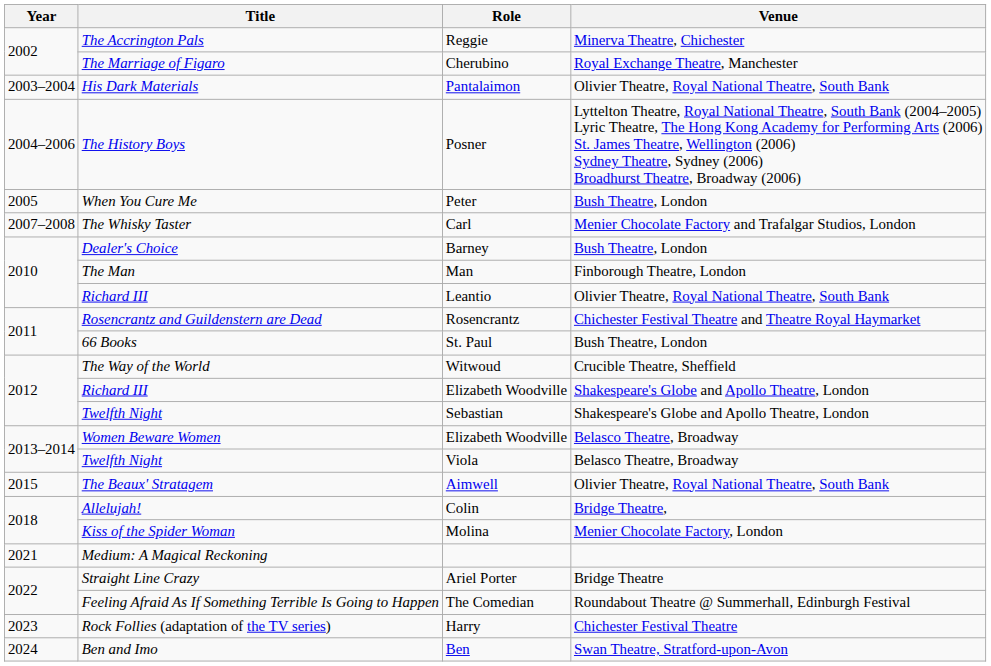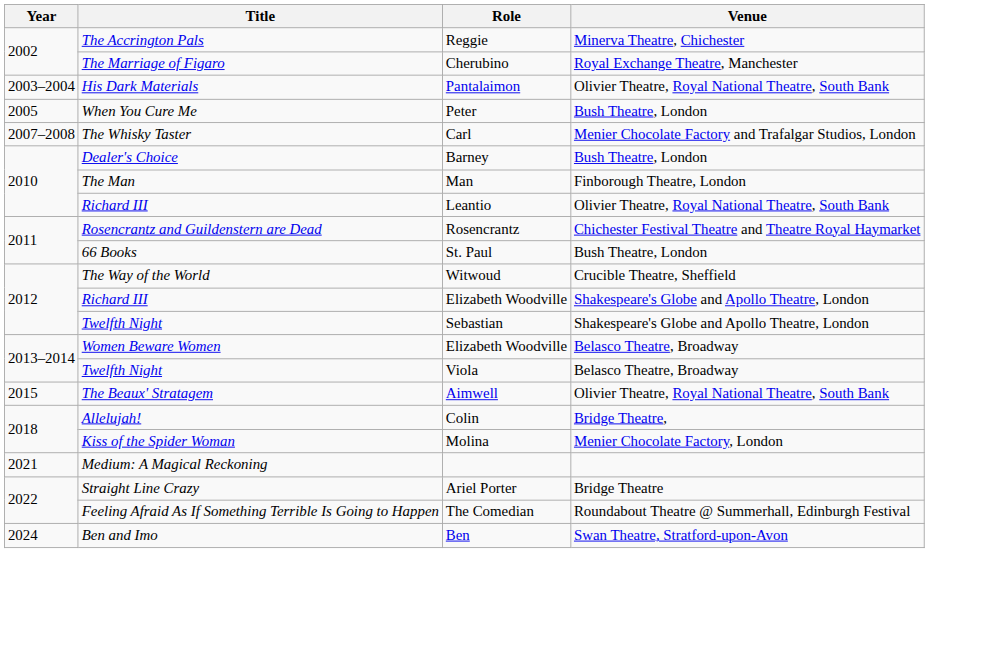- row: (466, 144)
- row: (463, 626)
